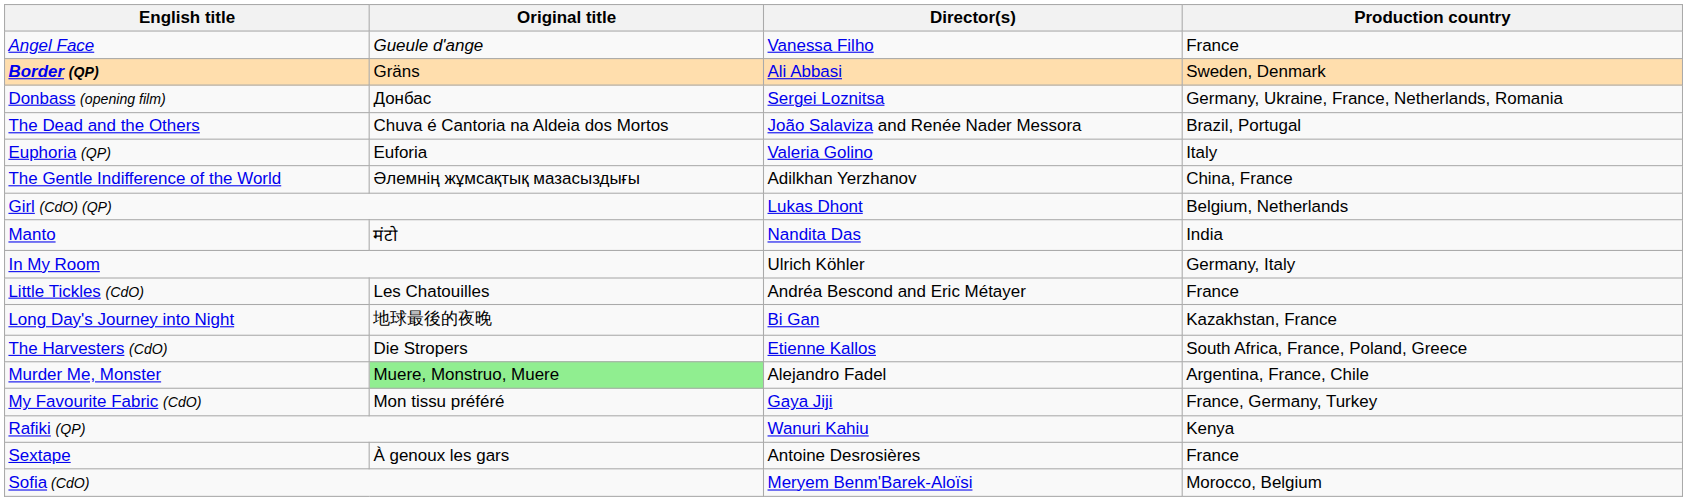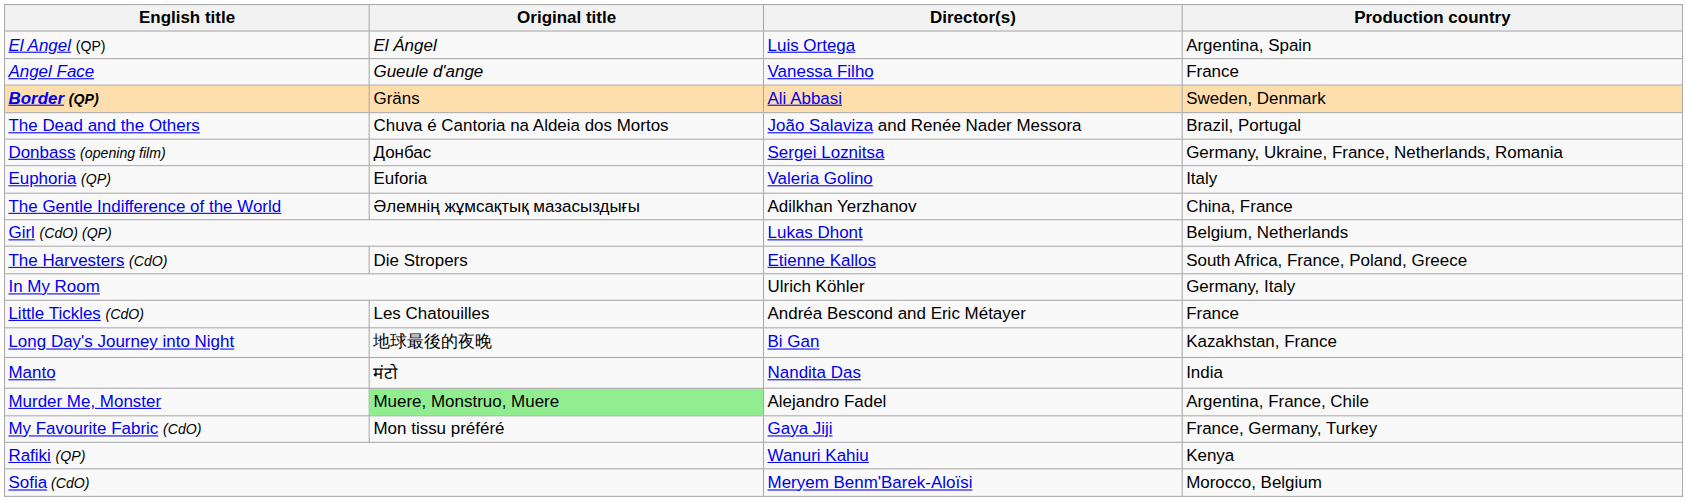+ row: (57, 44)
rows swapped: (104, 125) <-> (87, 98)
rows swapped: (88, 348) <-> (32, 235)
- row: (40, 455)
